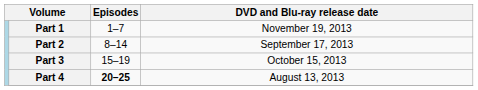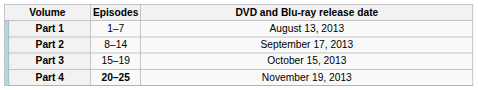(307, 28) November 19, 2013 -> (307, 28) August 13, 2013
(307, 77) August 13, 2013 -> (307, 77) November 19, 2013
